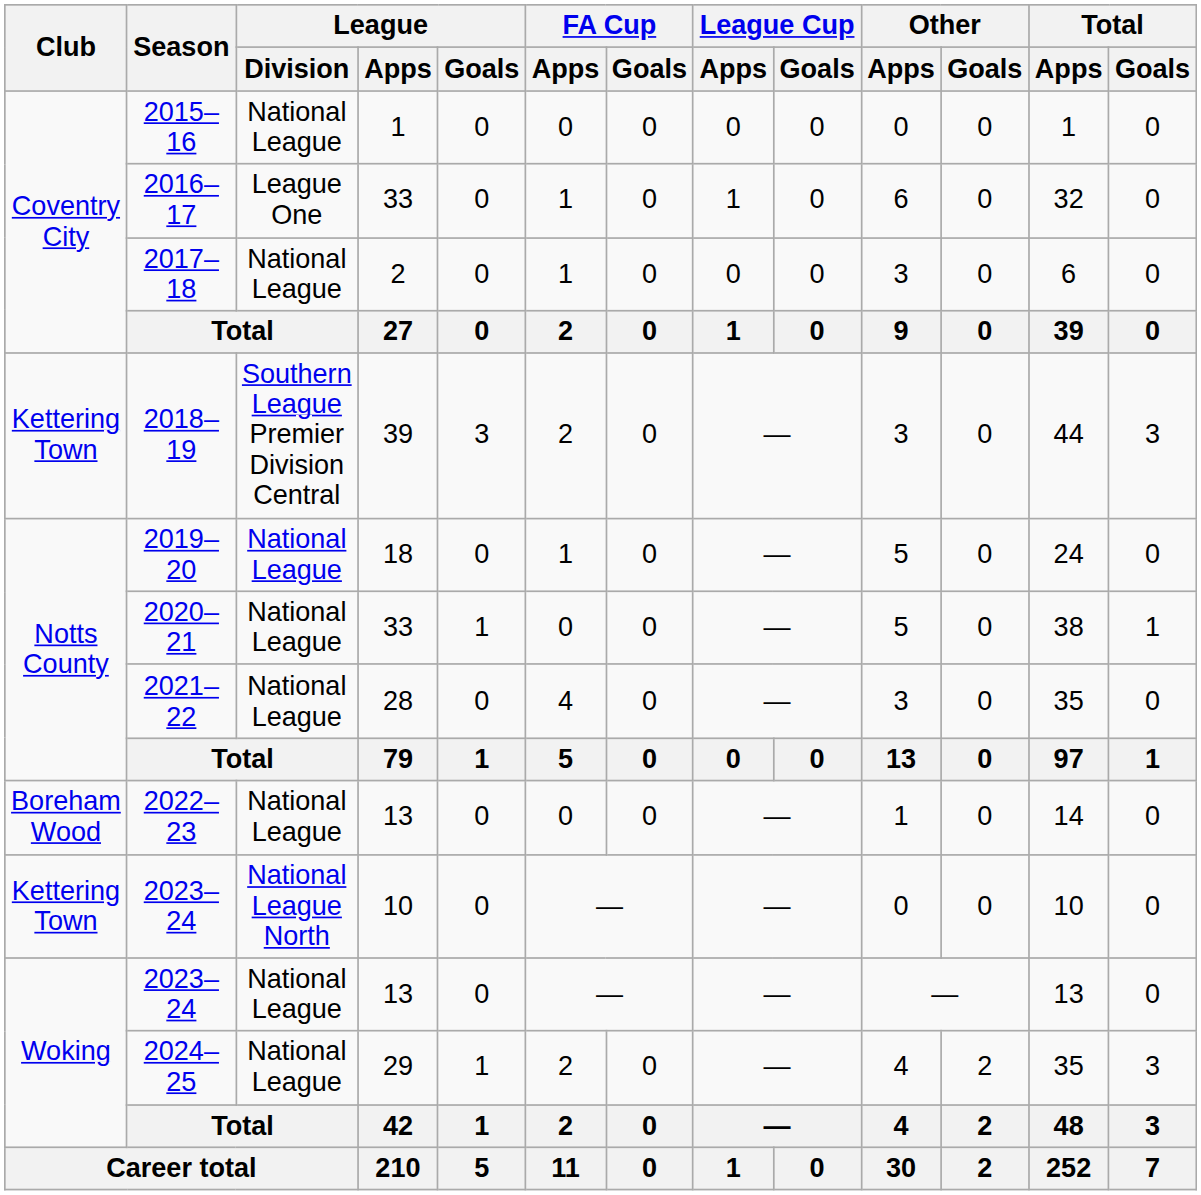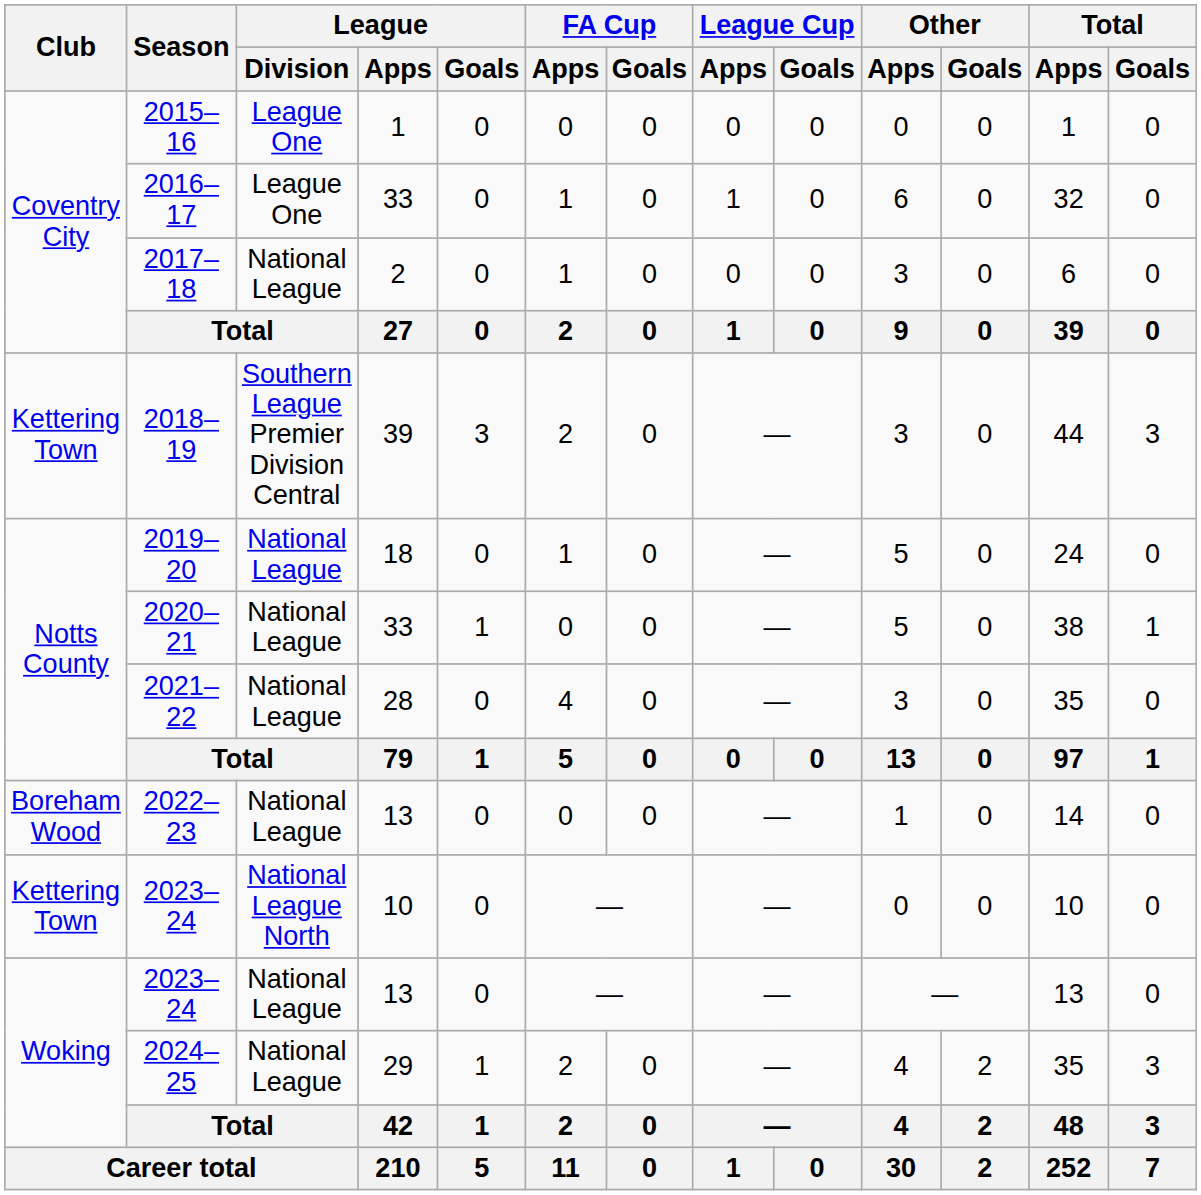(297, 126) National League -> (297, 126) League One
